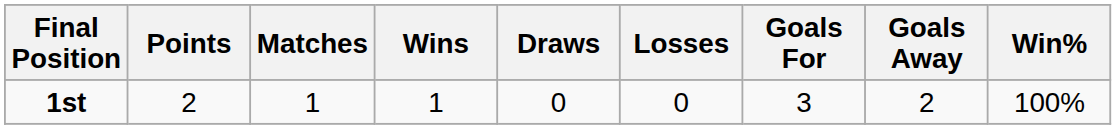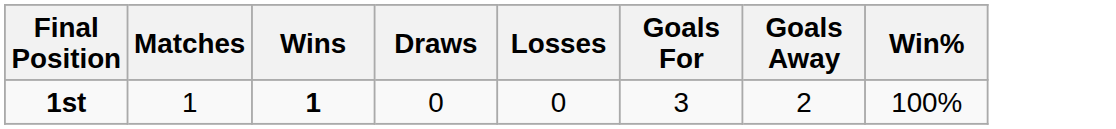- column: (189, 43)
(436, 102) normal -> (313, 102) bold
